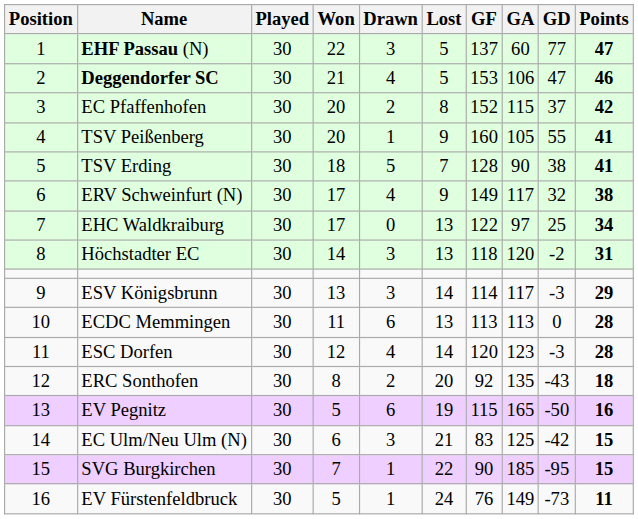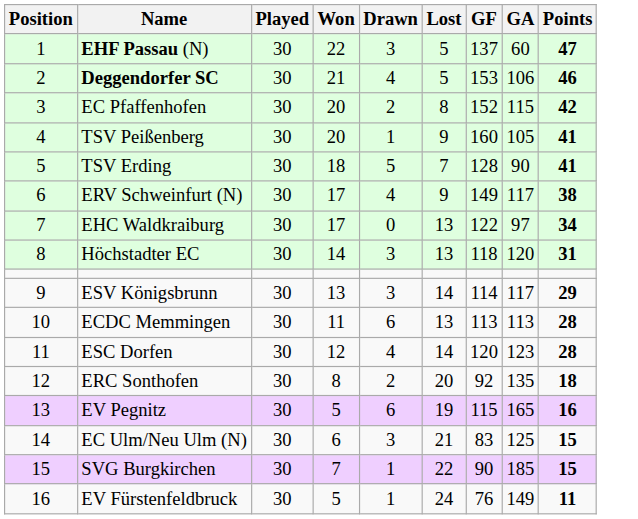- column: (557, 19)
